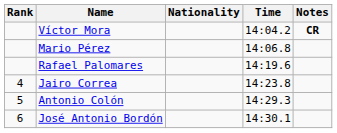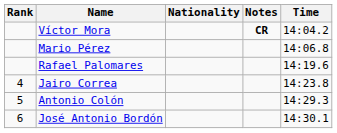columns swapped: (268, 14) <-> (312, 14)
